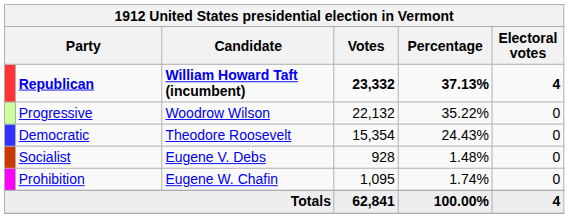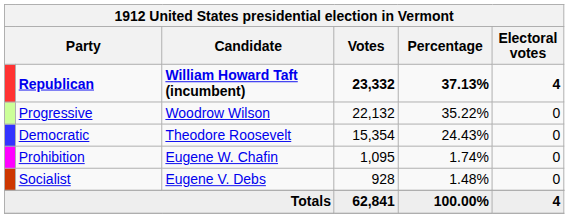rows swapped: (52, 180) <-> (45, 158)
